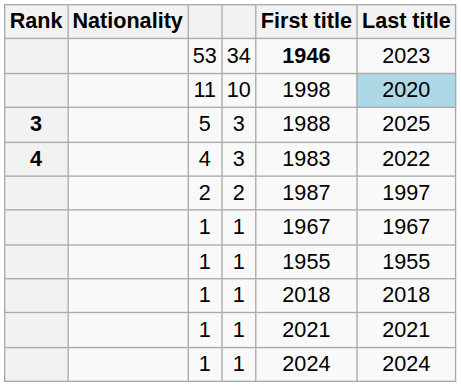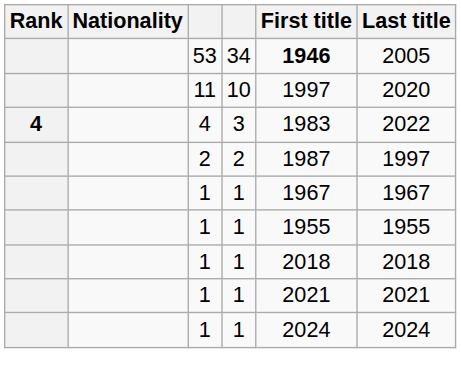(406, 55) 2023 -> (406, 55) 2005
(306, 90) 1998 -> (306, 90) 1997
(406, 90) lightblue background -> (406, 90) no background
- row: (205, 124)
